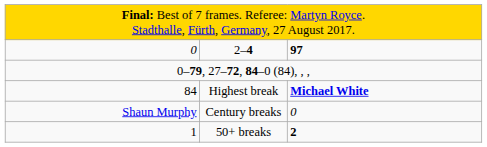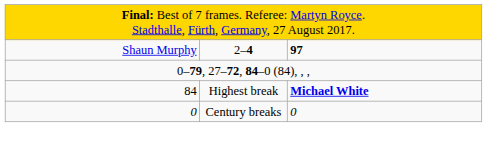(194, 50) 0 -> (159, 50) Shaun Murphy
(159, 111) Shaun Murphy -> (194, 111) 0
- row: (243, 132)
